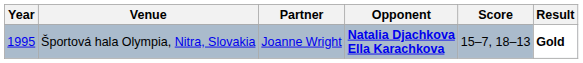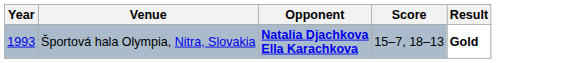- column: (302, 15)
(21, 41) 1995 -> (21, 41) 1993
